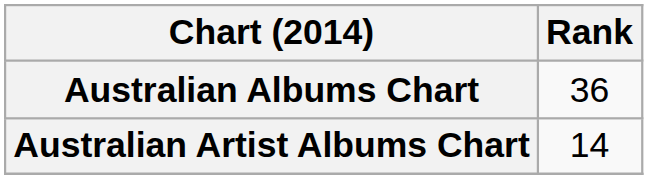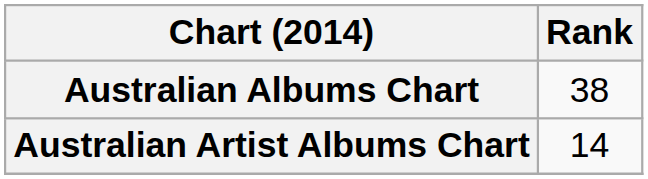(590, 88) 36 -> (590, 88) 38
